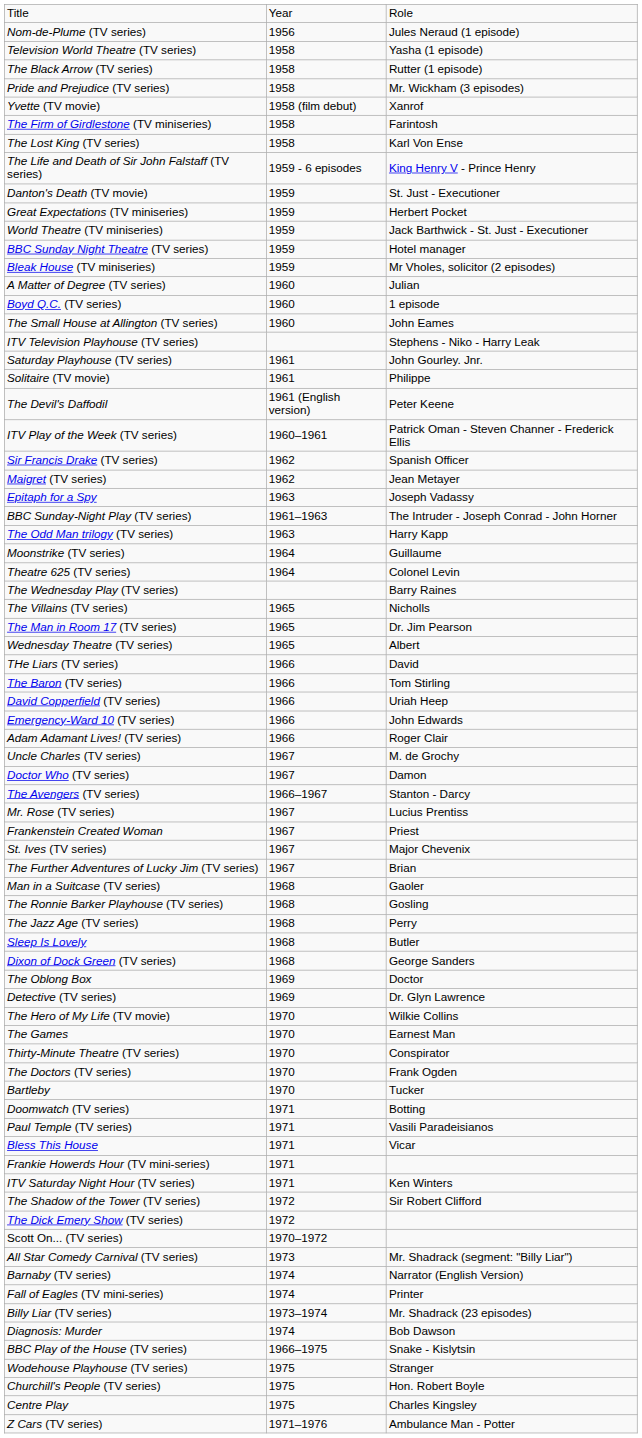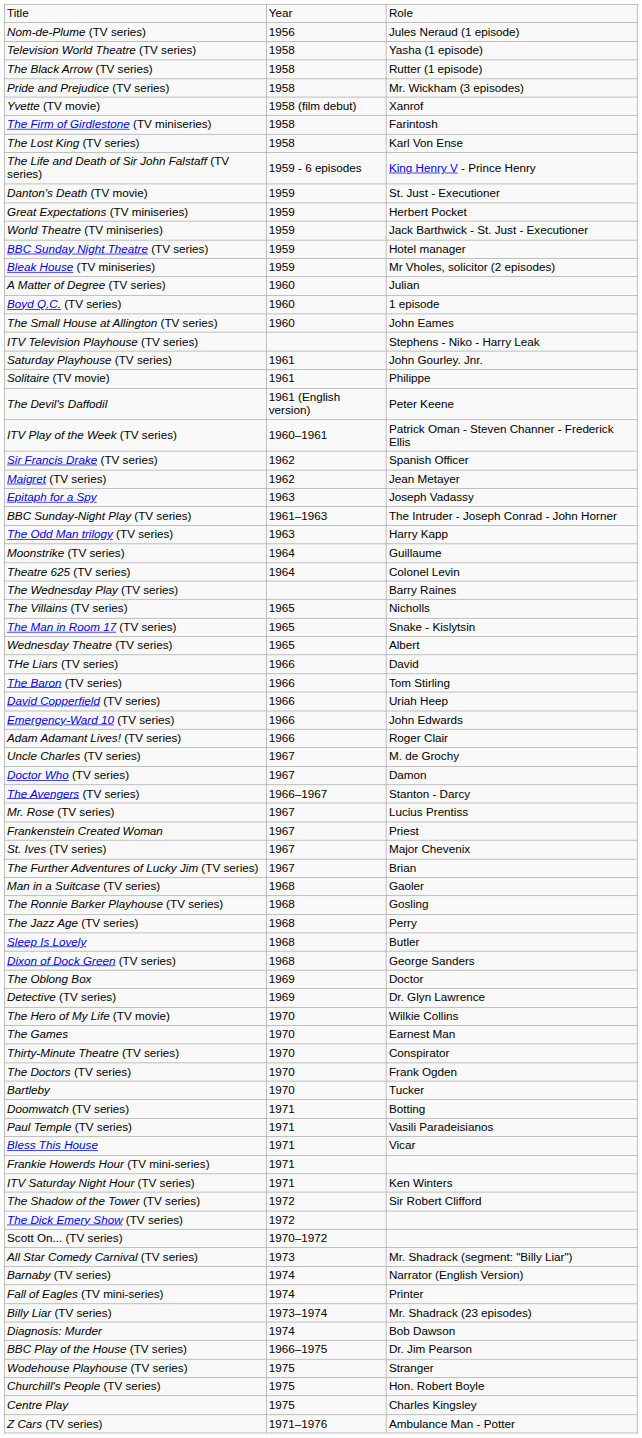(430, 627) Dr. Jim Pearson -> (432, 627) Snake - Kislytsin
(432, 1349) Snake - Kislytsin -> (430, 1349) Dr. Jim Pearson
